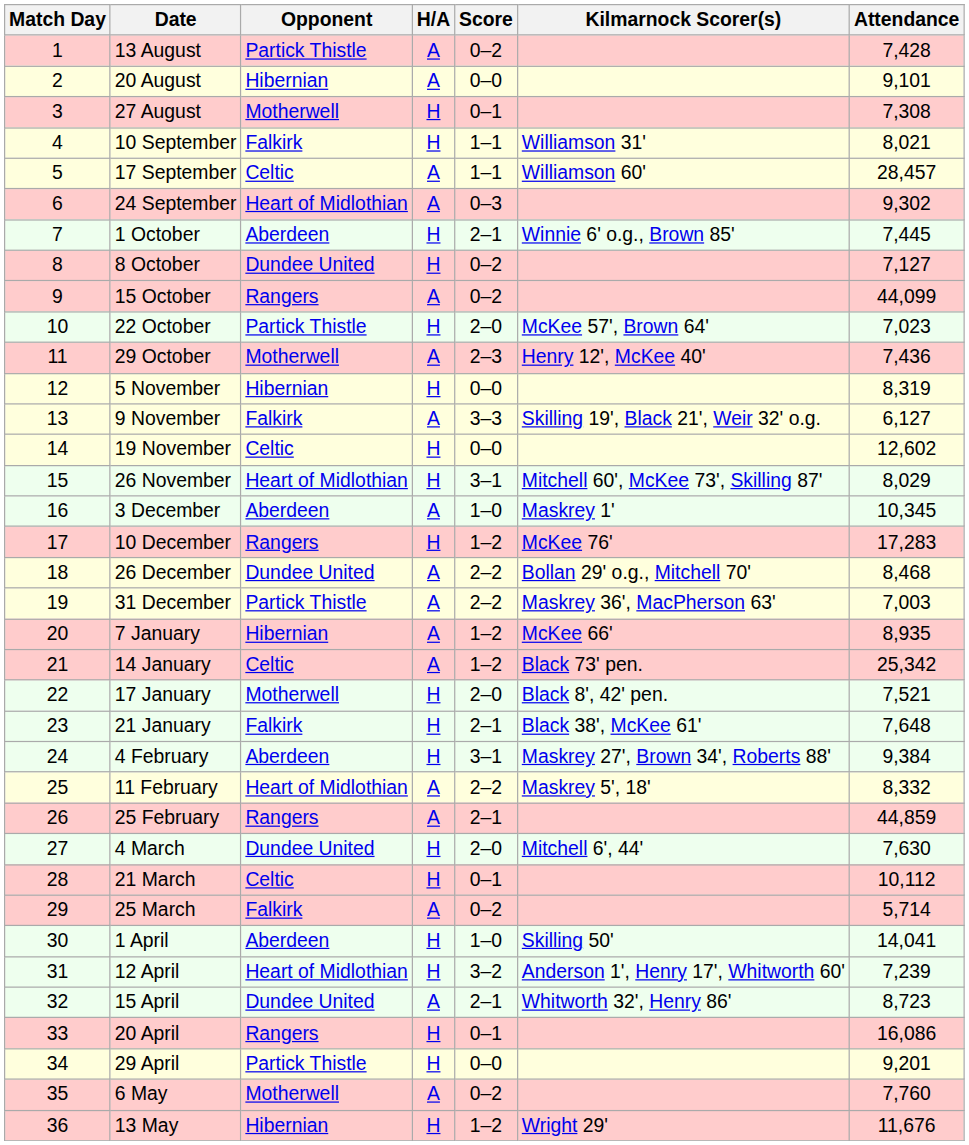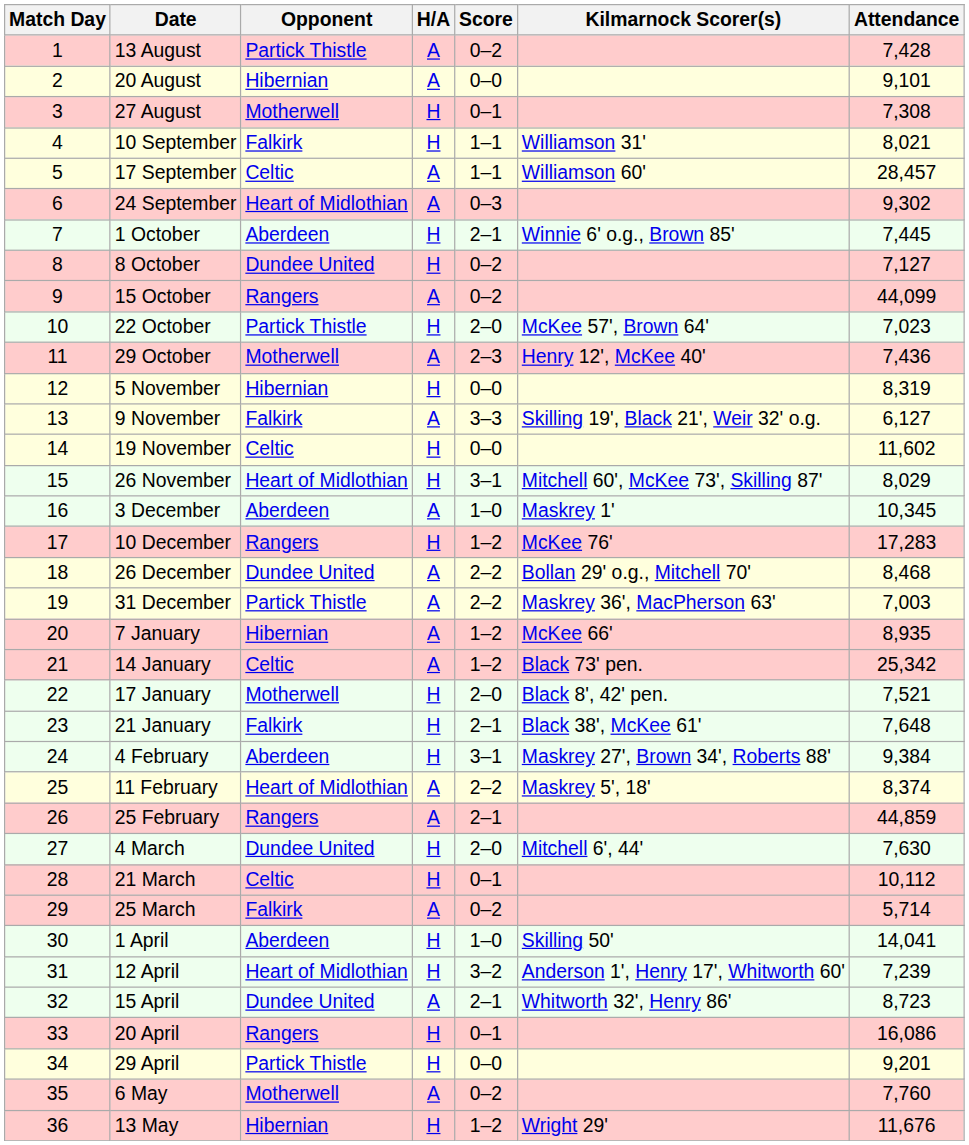(907, 449) 12,602 -> (907, 449) 11,602
(907, 787) 8,332 -> (907, 787) 8,374
